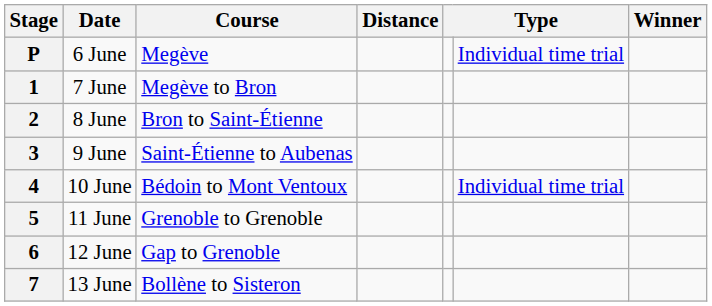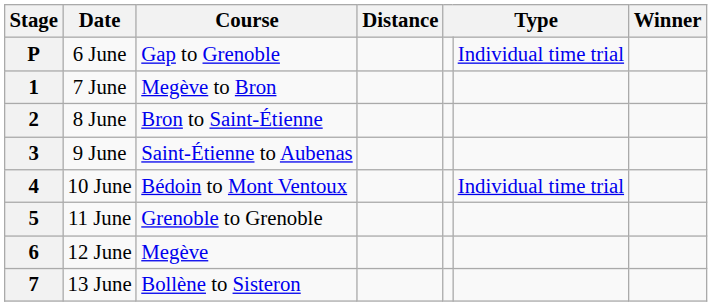(175, 53) Megève -> (211, 53) Gap to Grenoble
(211, 251) Gap to Grenoble -> (175, 251) Megève
